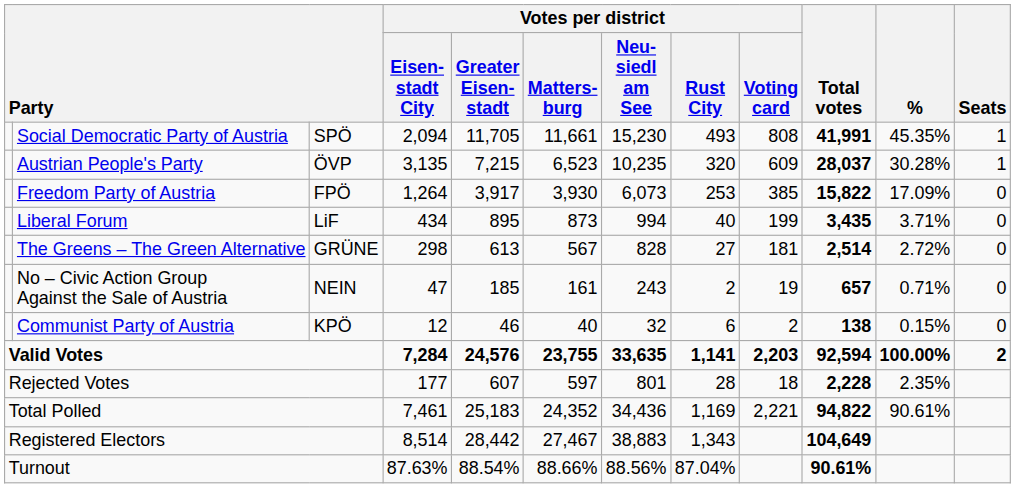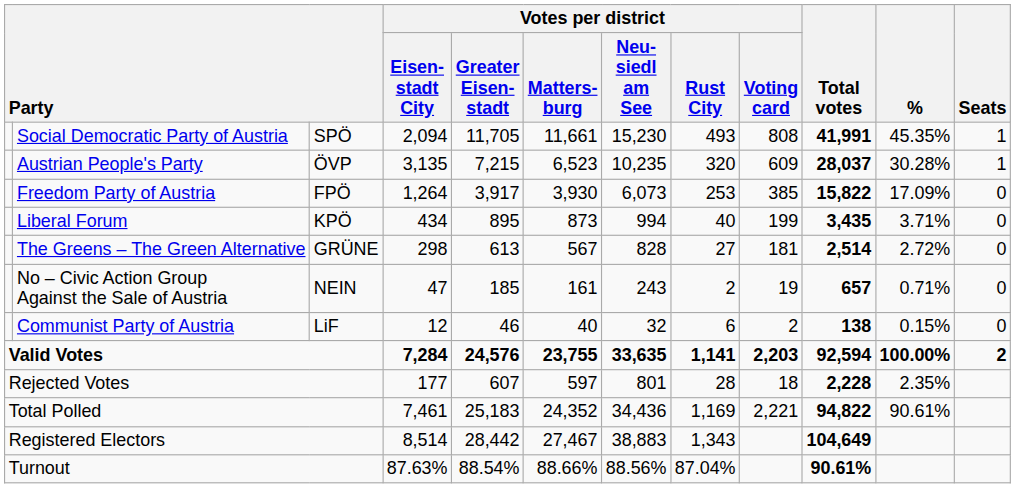(326, 221) LiF -> (333, 221) KPÖ
(333, 326) KPÖ -> (326, 326) LiF
